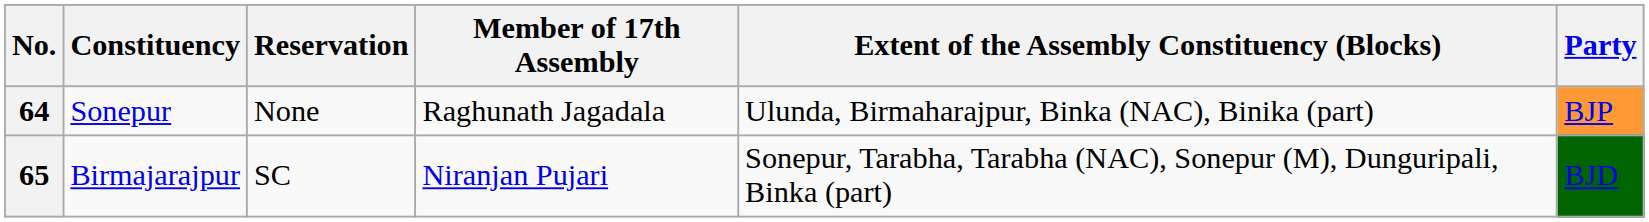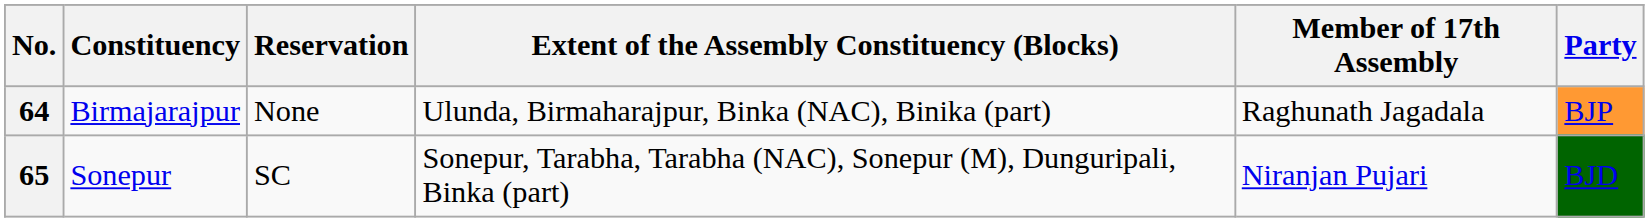columns swapped: (1148, 45) <-> (577, 45)
(121, 110) Sonepur -> (155, 110) Birmajarajpur
(155, 175) Birmajarajpur -> (121, 175) Sonepur
